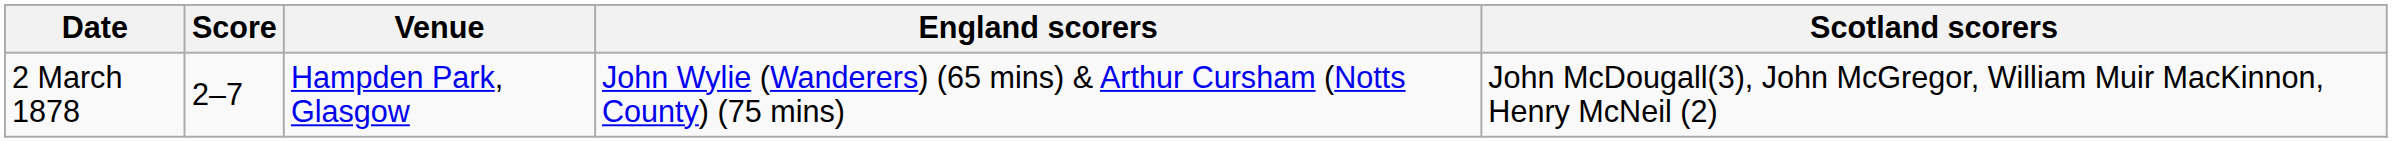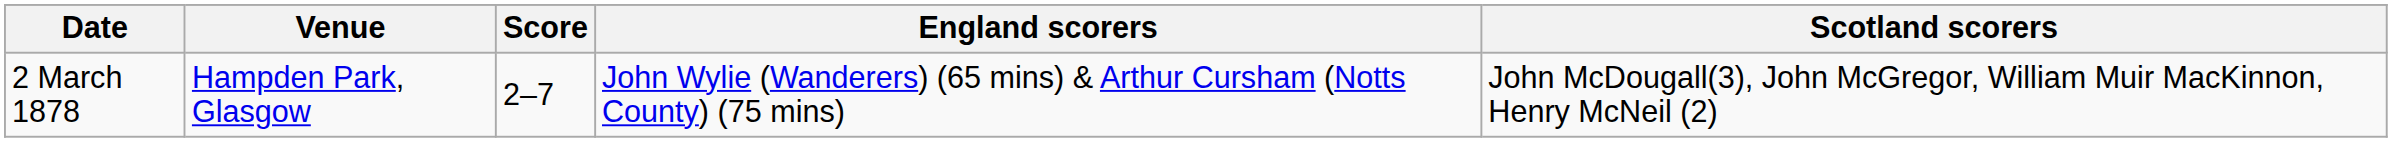columns swapped: (439, 28) <-> (234, 28)
